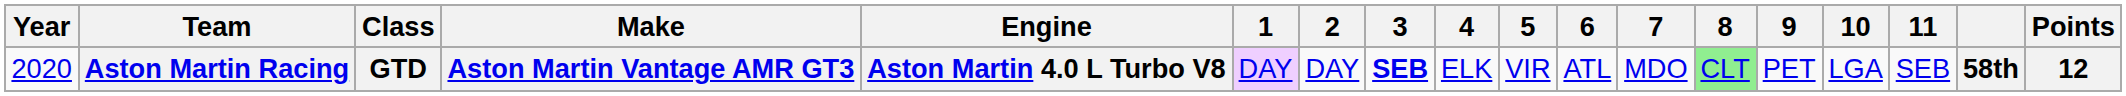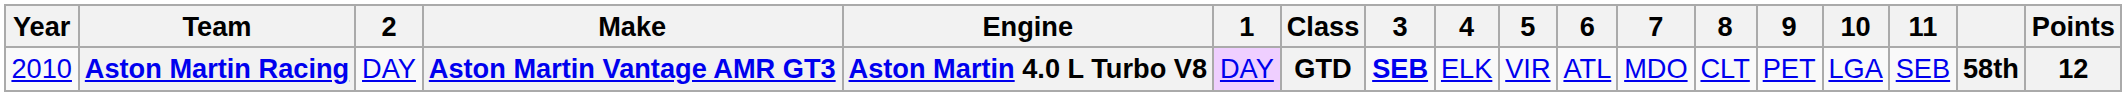columns swapped: (398, 26) <-> (1332, 26)
(42, 69) 2020 -> (42, 69) 2010
(1725, 69) lightgreen background -> (1725, 69) no background
